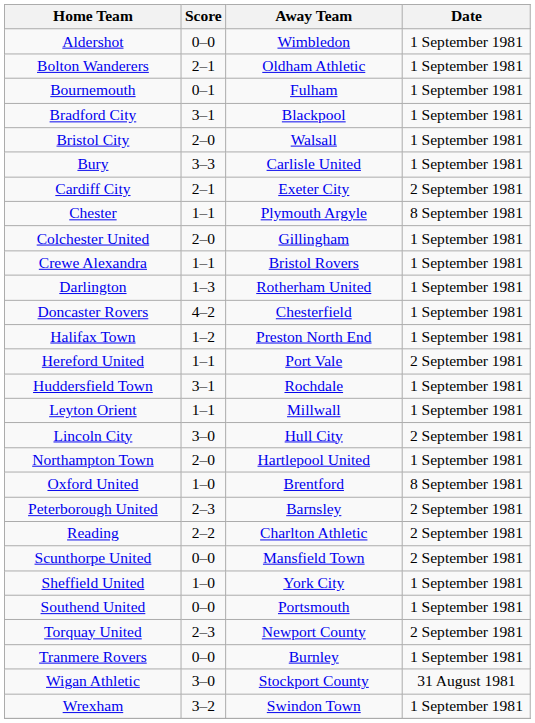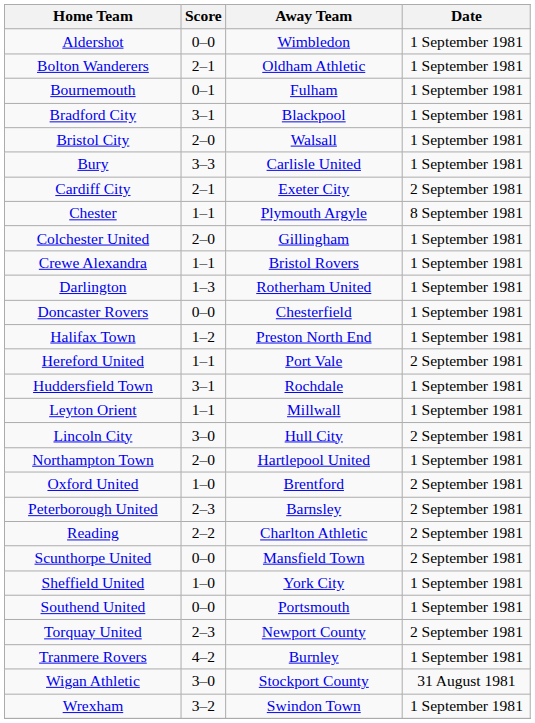(203, 312) 4–2 -> (203, 312) 0–0
(466, 484) 8 September 1981 -> (466, 484) 2 September 1981
(203, 656) 0–0 -> (203, 656) 4–2
